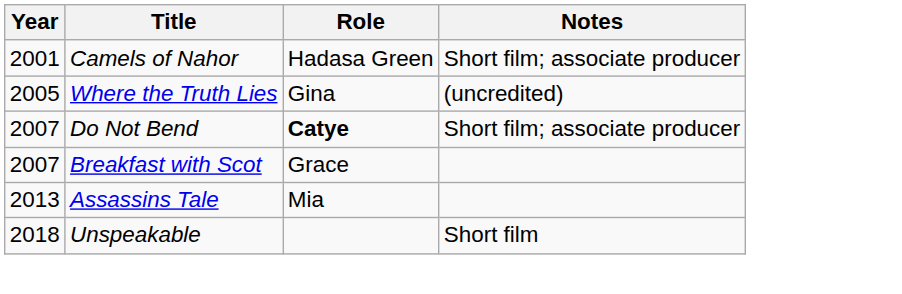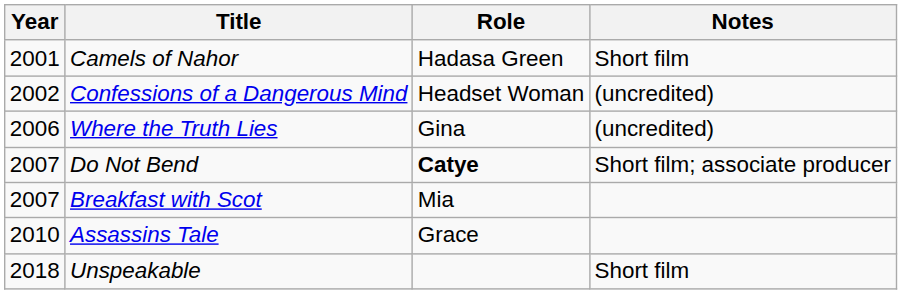(592, 57) Short film; associate producer -> (642, 57) Short film
+ row: (239, 93)
(35, 93) 2005 -> (35, 128) 2006
(318, 164) Grace -> (436, 199) Mia
(35, 199) 2013 -> (35, 235) 2010
(306, 199) Mia -> (448, 235) Grace
